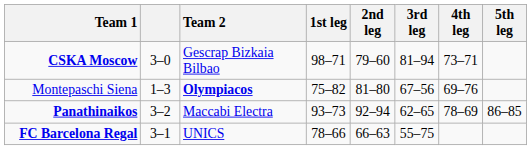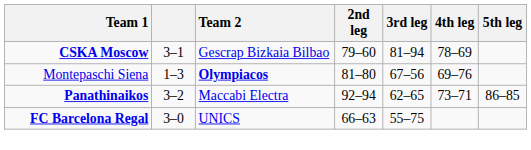- column: (328, 23)
(160, 60) 3–0 -> (173, 52) 3–1
(461, 60) 73–71 -> (455, 52) 78–69
(461, 111) 78–69 -> (455, 96) 73–71
(160, 133) 3–1 -> (173, 118) 3–0
